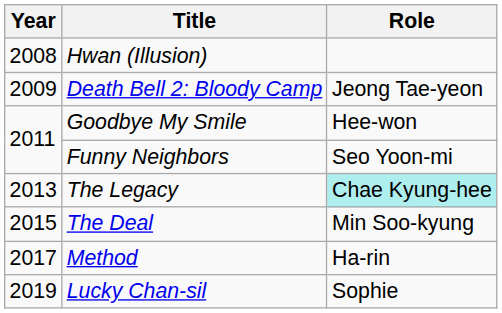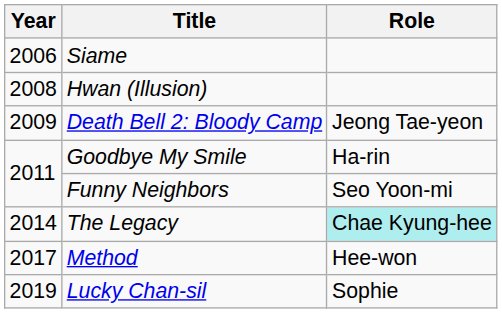+ row: (97, 55)
(375, 122) Hee-won -> (361, 156) Ha-rin
(33, 190) 2013 -> (33, 223) 2014
- row: (110, 223)
(361, 257) Ha-rin -> (375, 257) Hee-won
